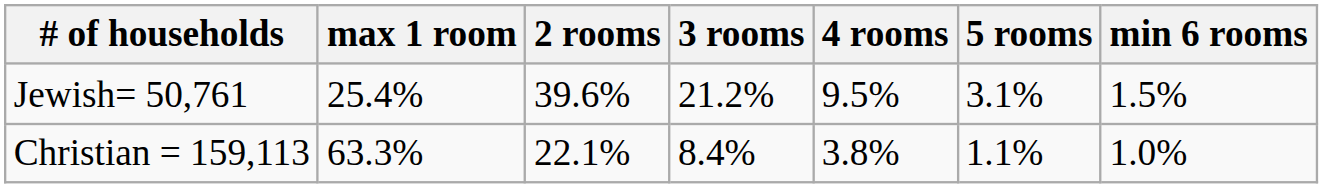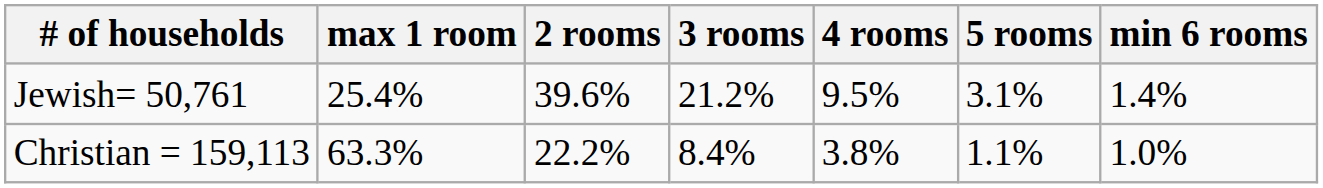(1148, 93) 1.5% -> (1148, 93) 1.4%
(582, 152) 22.1% -> (582, 152) 22.2%
